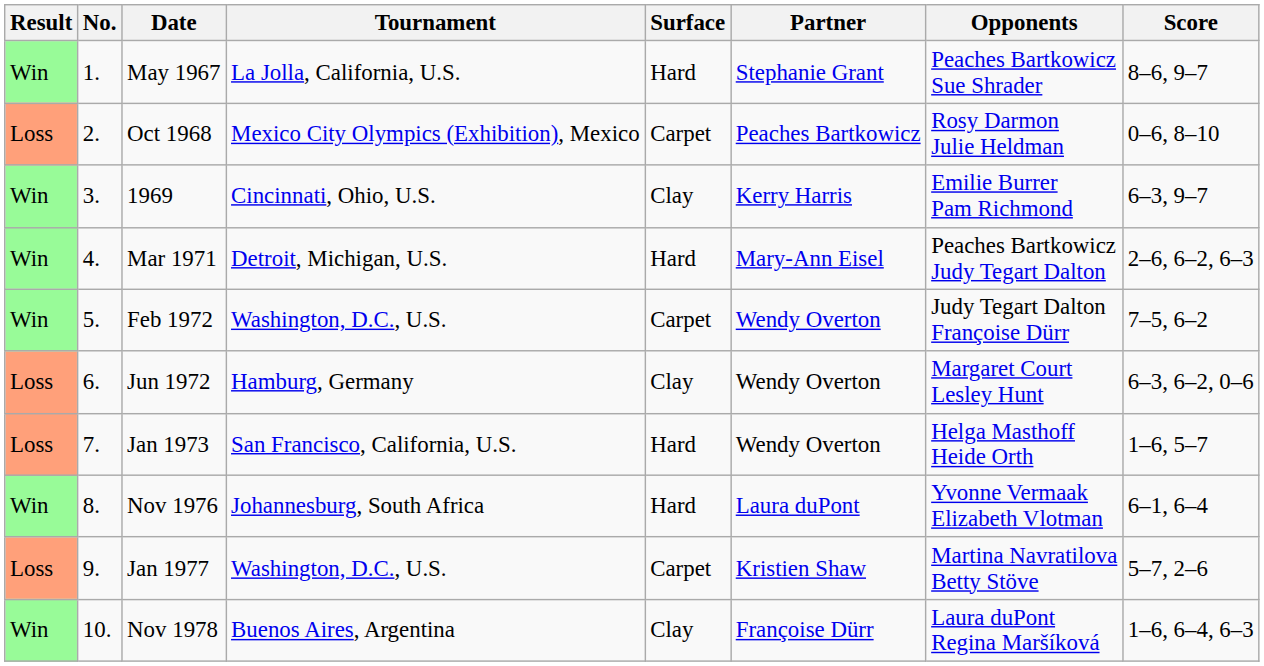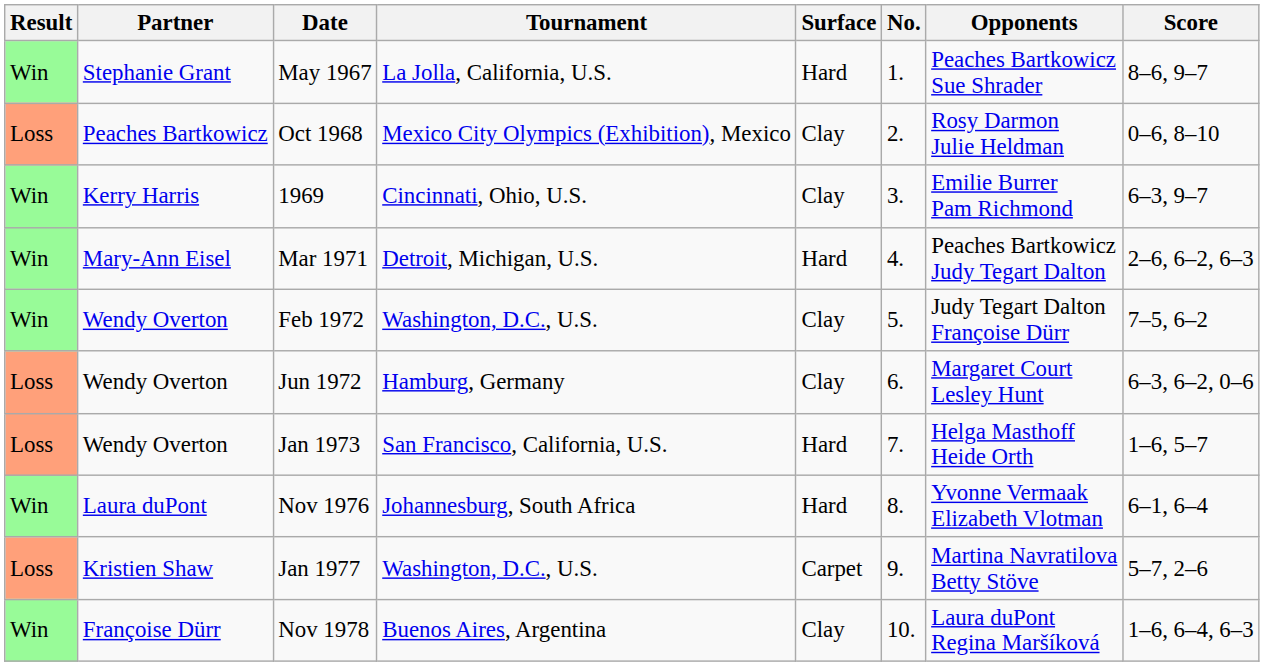columns swapped: (100, 22) <-> (828, 22)
(681, 133) Carpet -> (823, 133) Clay
(681, 319) Carpet -> (823, 319) Clay
